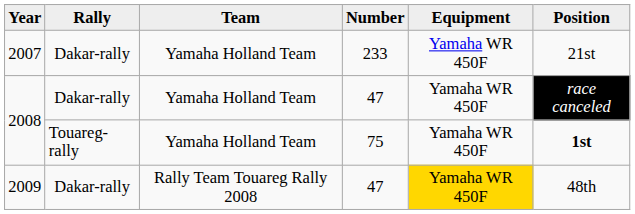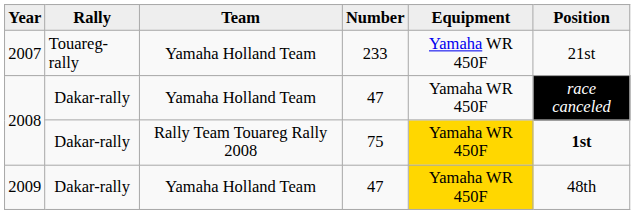(92, 52) Dakar-rally -> (78, 52) Touareg-rally
(78, 142) Touareg-rally -> (92, 142) Dakar-rally
(241, 142) Yamaha Holland Team -> (241, 142) Rally Team Touareg Rally 2008
(471, 142) no background -> (471, 142) gold background
(241, 187) Rally Team Touareg Rally 2008 -> (241, 187) Yamaha Holland Team
